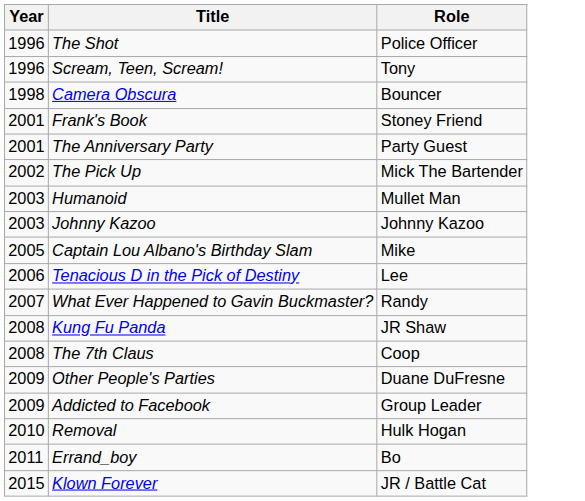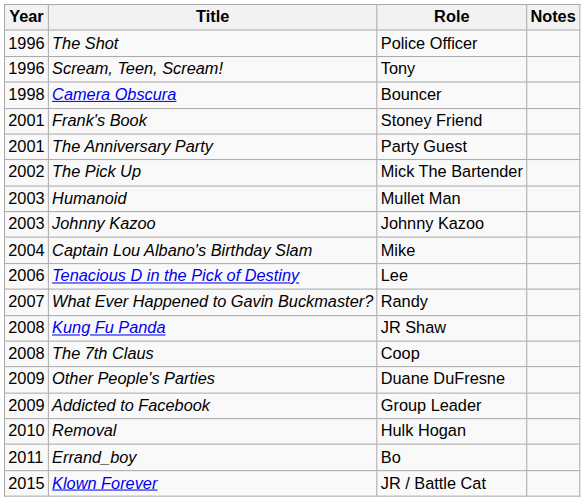+ column: (553, 17)
(26, 250) 2005 -> (26, 250) 2004
